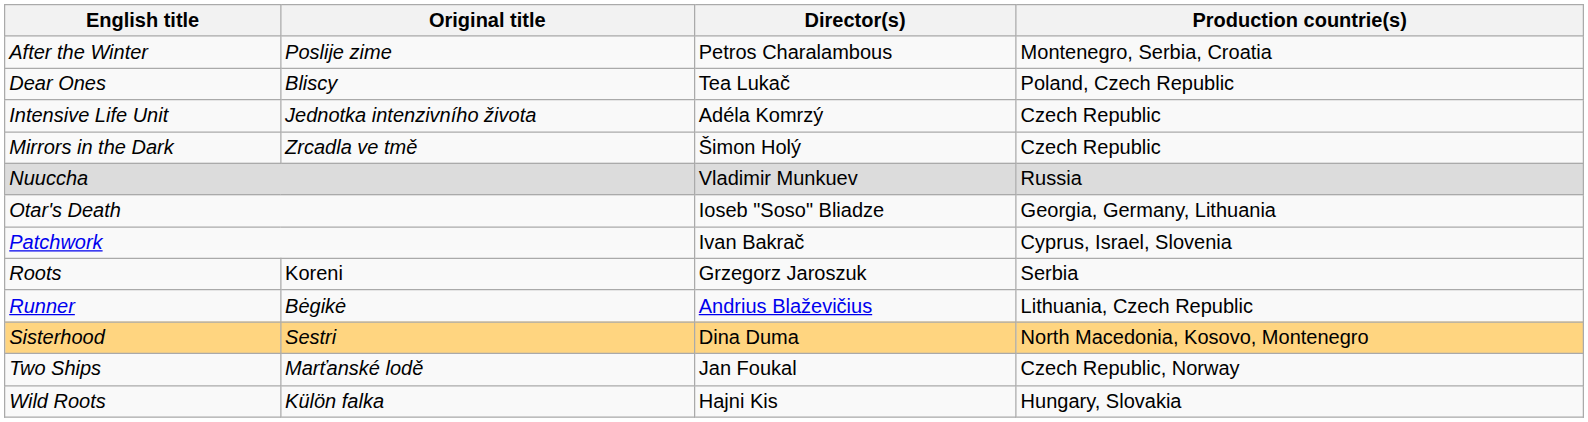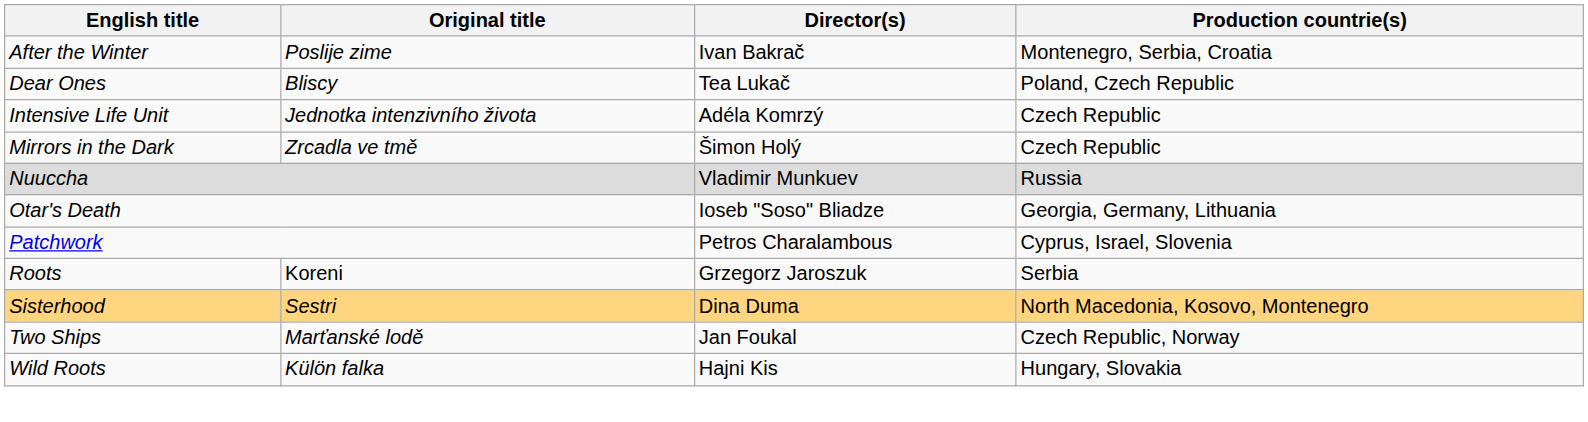(795, 52) Petros Charalambous -> (752, 52) Ivan Bakrač
(752, 242) Ivan Bakrač -> (795, 242) Petros Charalambous
- row: (42, 305)
